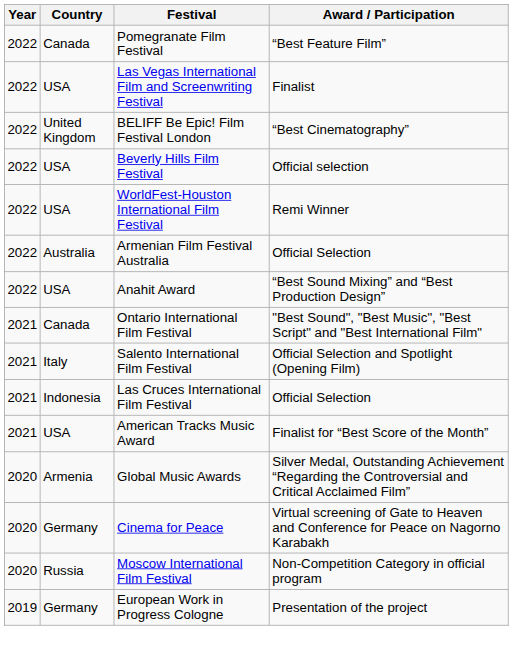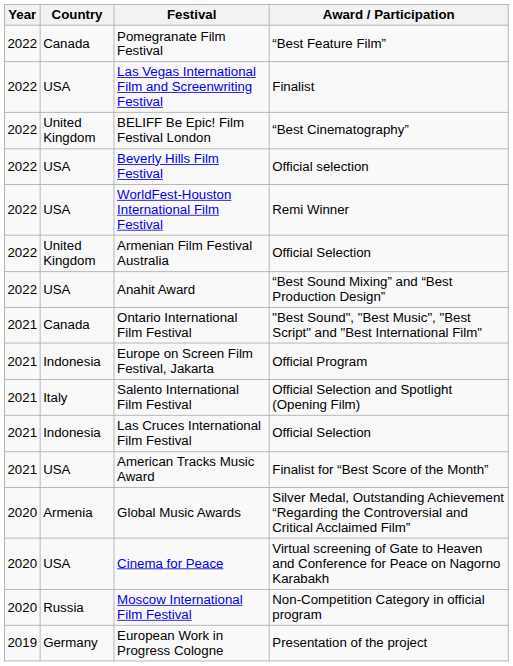(69, 253) Australia -> (69, 253) United Kingdom
+ row: (185, 361)
(70, 527) Germany -> (57, 563) USA
